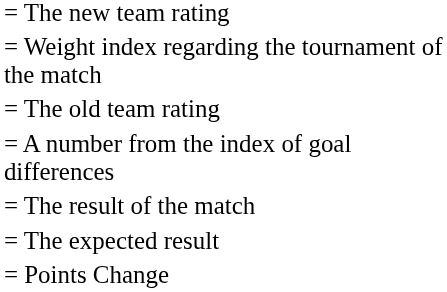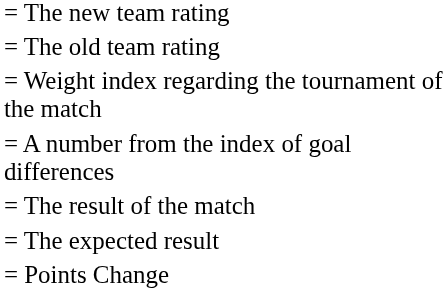rows swapped: (112, 109) <-> (223, 61)
